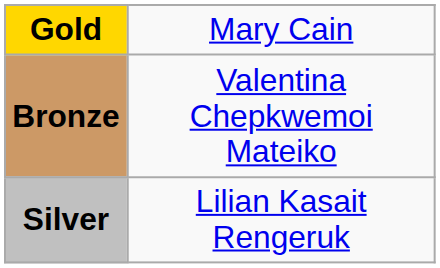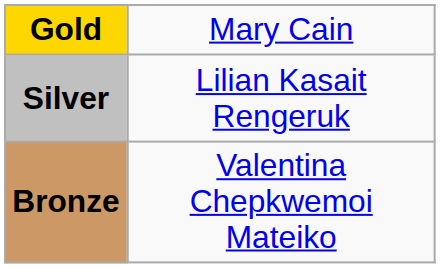rows swapped: (66, 219) <-> (66, 115)
